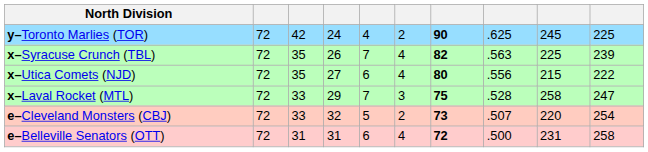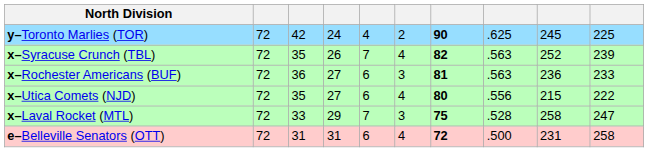(551, 55) 225 -> (551, 55) 252
+ row: (94, 75)
- row: (89, 116)
